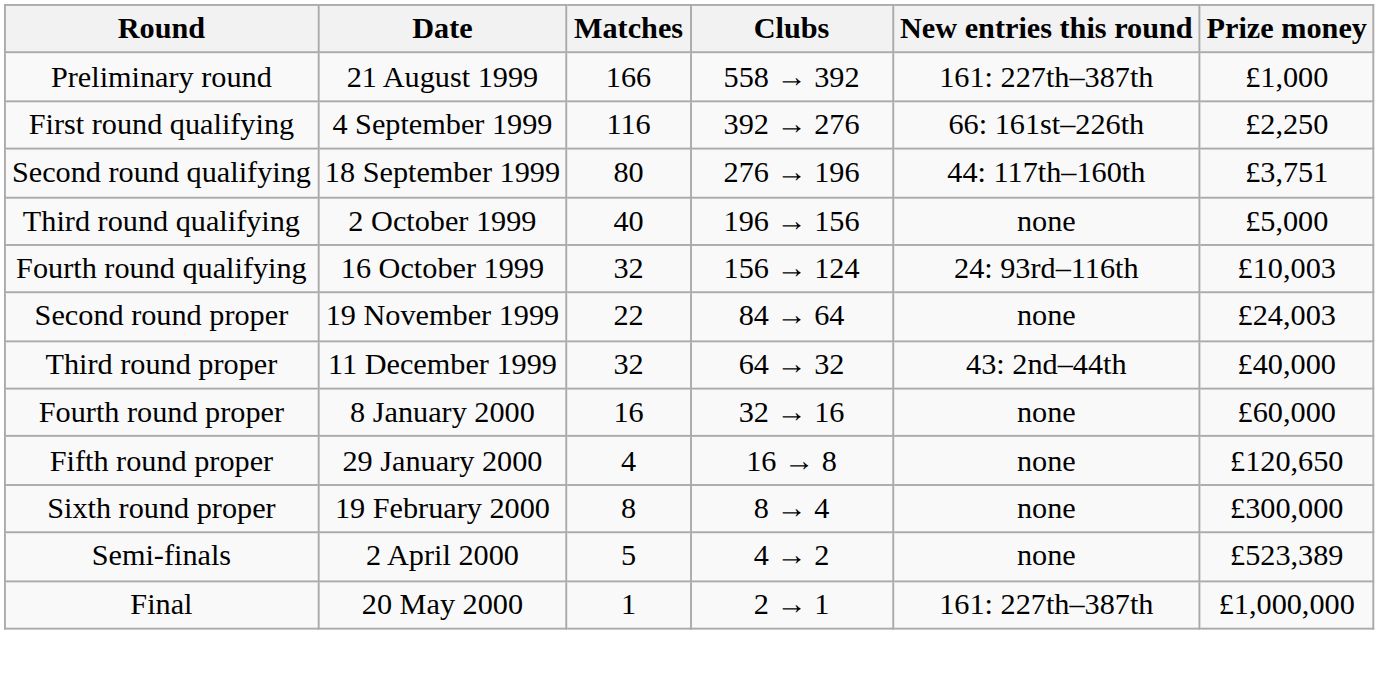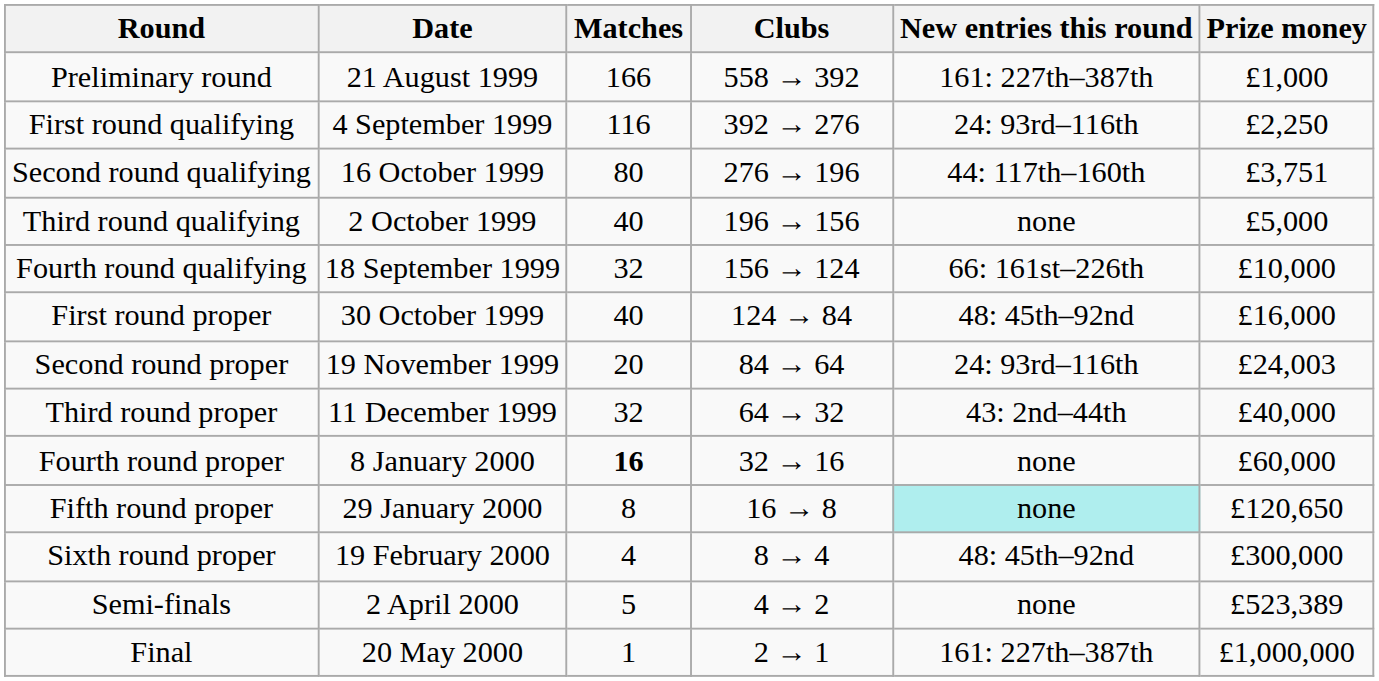(1046, 124) 66: 161st–226th -> (1046, 124) 24: 93rd–116th
(442, 172) 18 September 1999 -> (442, 172) 16 October 1999
(442, 268) 16 October 1999 -> (442, 268) 18 September 1999
(1046, 268) 24: 93rd–116th -> (1046, 268) 66: 161st–226th
(1287, 268) £10,003 -> (1287, 268) £10,000
+ row: (161, 316)
(629, 316) 22 -> (629, 364) 20
(1046, 316) none -> (1046, 364) 24: 93rd–116th
(629, 412) normal -> (629, 460) bold
(629, 460) 4 -> (629, 508) 8
(1046, 460) no background -> (1046, 508) paleturquoise background
(629, 508) 8 -> (629, 556) 4
(1046, 508) none -> (1046, 556) 48: 45th–92nd
